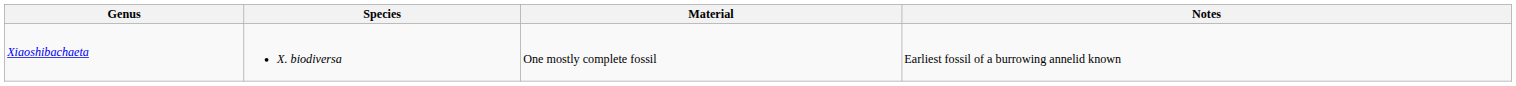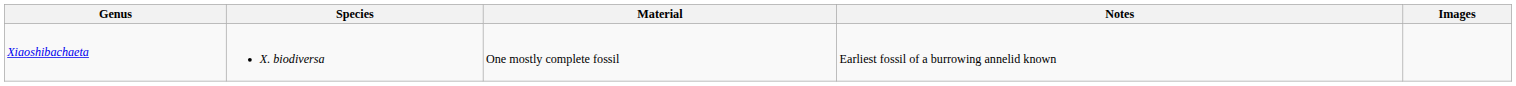+ column: (1457, 14)
